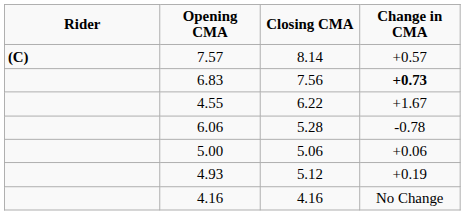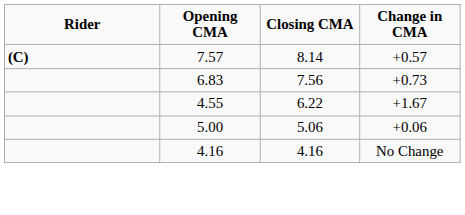(410, 80) bold -> (410, 80) normal
- row: (210, 127)
- row: (210, 174)
